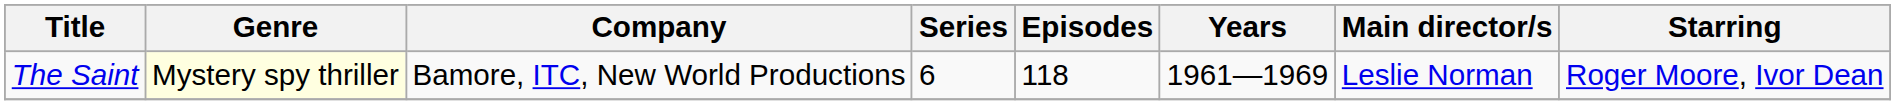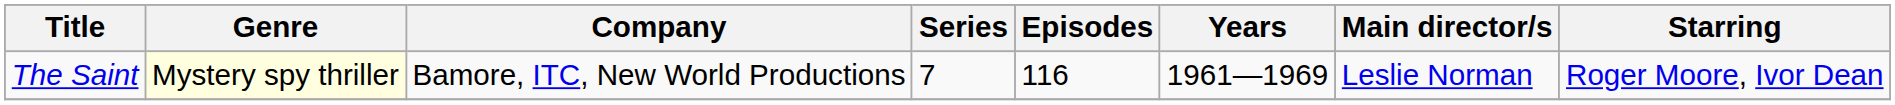(927, 74) 6 -> (927, 74) 7
(1045, 74) 118 -> (1045, 74) 116
